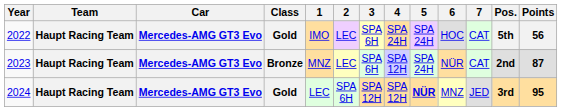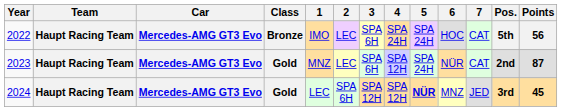(285, 35) Gold -> (285, 35) Bronze
(285, 63) Bronze -> (285, 63) Gold
(538, 92) 95 -> (538, 92) 45
